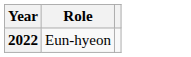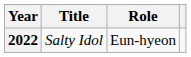+ column: (74, 16)
